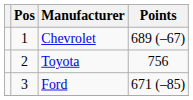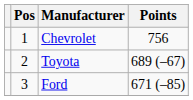(158, 38) 689 (–67) -> (158, 38) 756
(158, 61) 756 -> (158, 61) 689 (–67)
